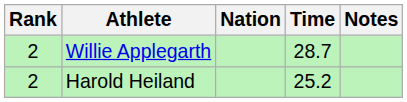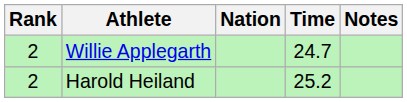(313, 50) 28.7 -> (313, 50) 24.7
